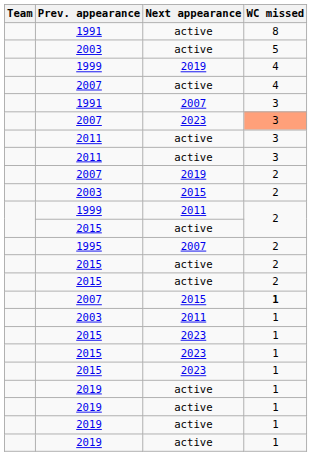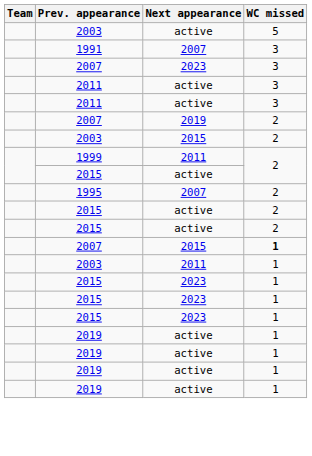- row: (89, 31)
- row: (89, 67)
- row: (89, 85)
(275, 120) lightsalmon background -> (275, 67) no background
